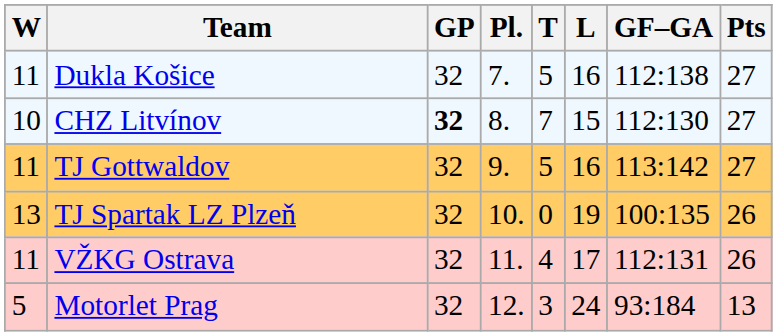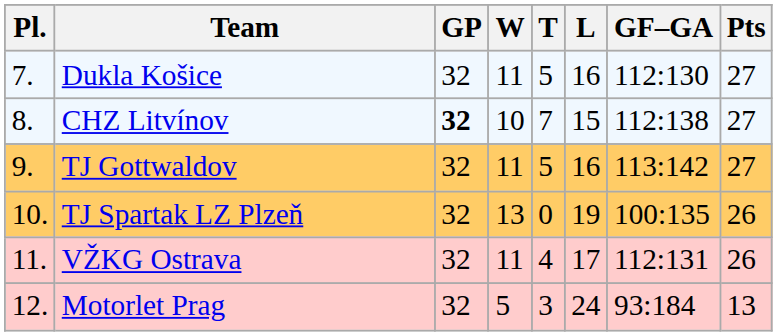columns swapped: (506, 27) <-> (26, 27)
(661, 74) 112:138 -> (661, 74) 112:130
(661, 120) 112:130 -> (661, 120) 112:138
